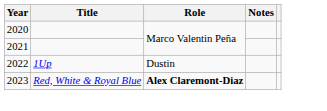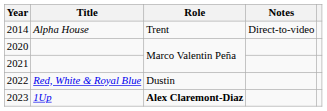+ row: (18, 30)
(42, 64) 1Up -> (87, 81) Red, White & Royal Blue
(87, 81) Red, White & Royal Blue -> (42, 98) 1Up
